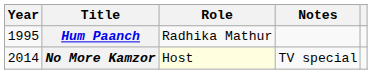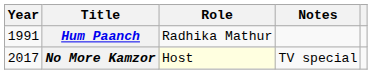(23, 37) 1995 -> (23, 37) 1991
(23, 58) 2014 -> (23, 58) 2017
